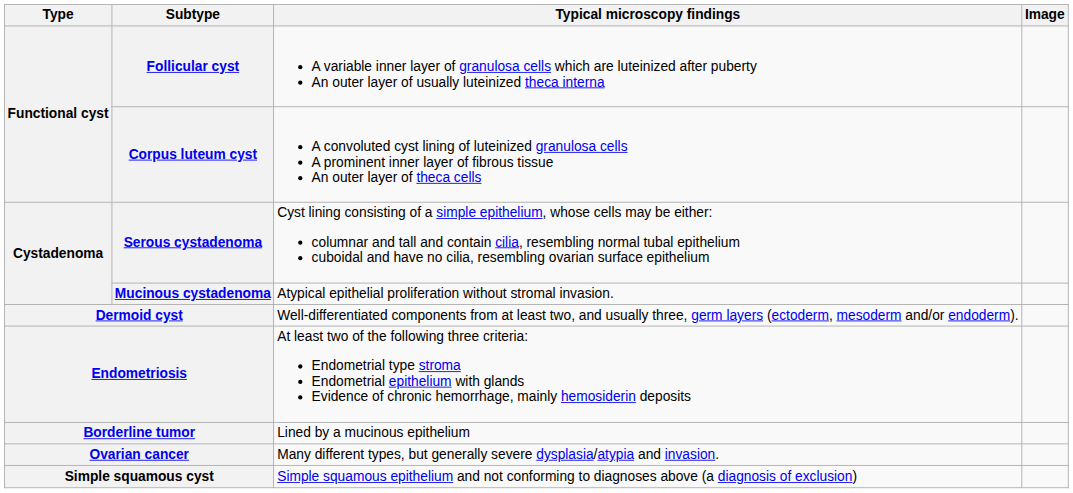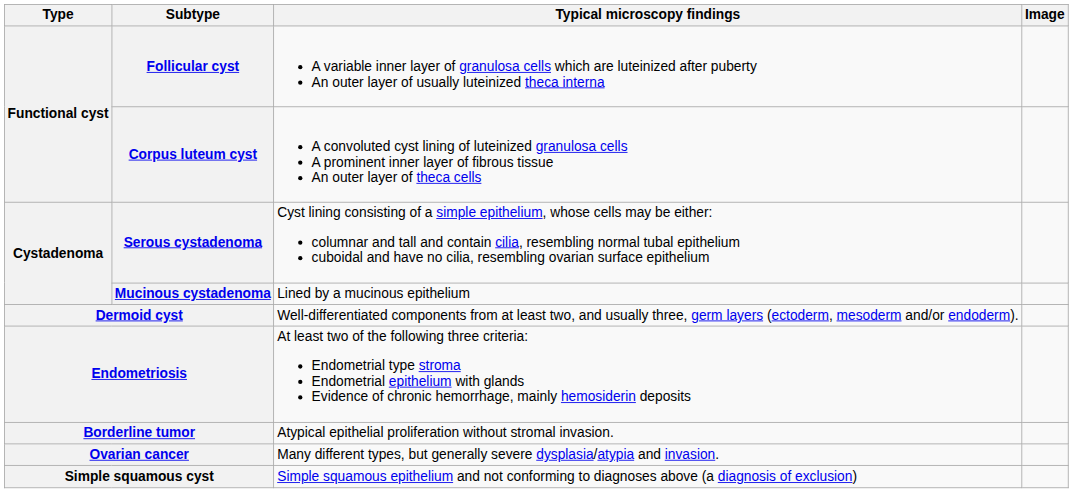(445, 293) Atypical epithelial proliferation without stromal invasion. -> (374, 293) Lined by a mucinous epithelium
(374, 433) Lined by a mucinous epithelium -> (445, 433) Atypical epithelial proliferation without stromal invasion.
